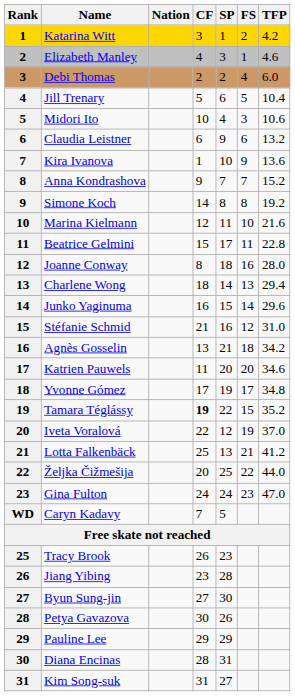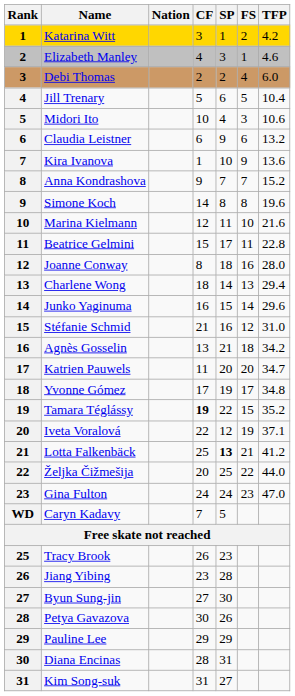(274, 202) 19.2 -> (274, 202) 19.6
(274, 368) 34.6 -> (274, 368) 34.7
(274, 431) 37.0 -> (274, 431) 37.1
(226, 451) normal -> (226, 451) bold
